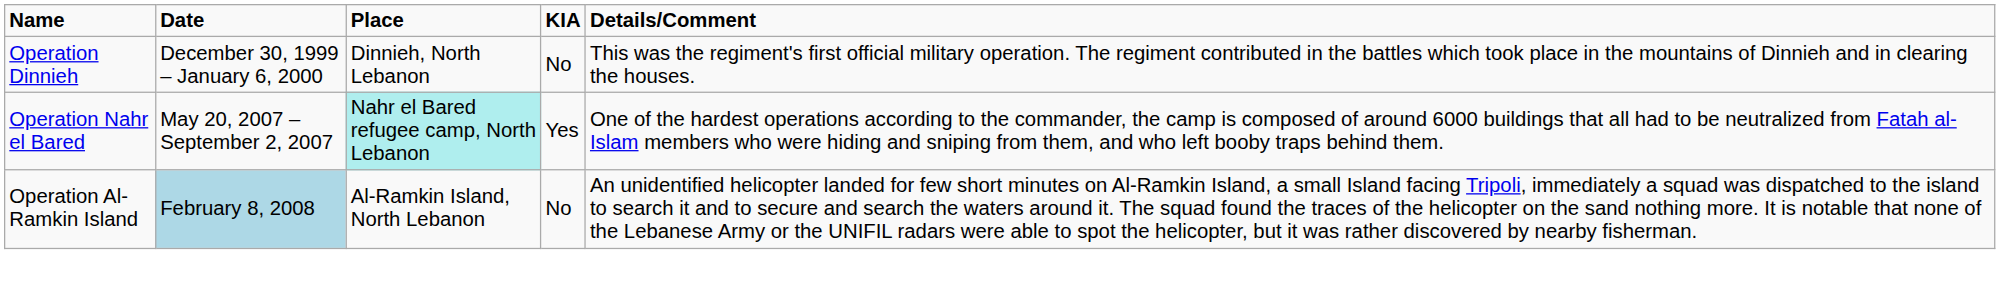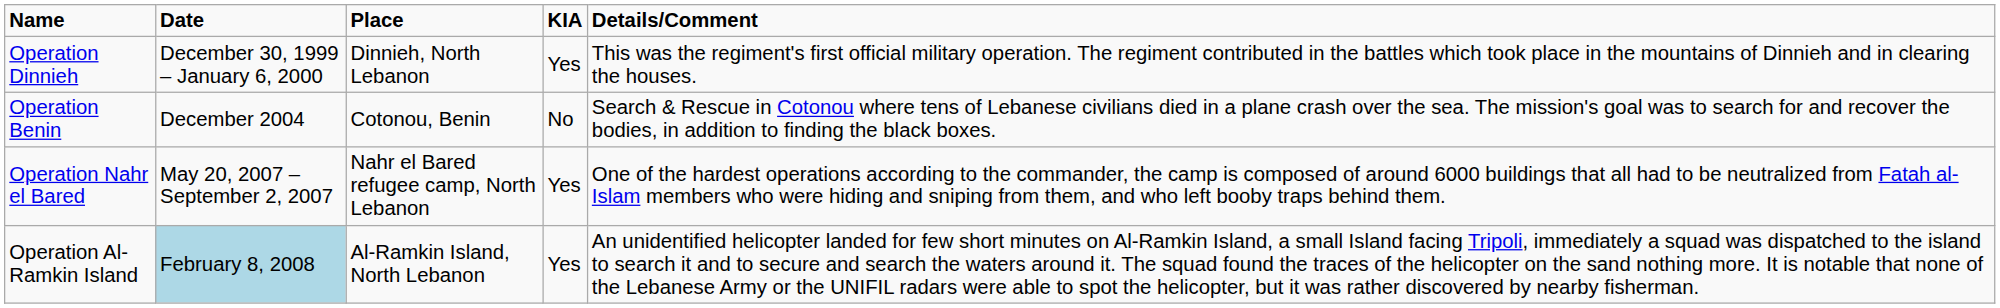(559, 64) No -> (564, 64) Yes
+ row: (54, 119)
(443, 130) paleturquoise background -> (443, 185) no background
(559, 208) No -> (564, 263) Yes
